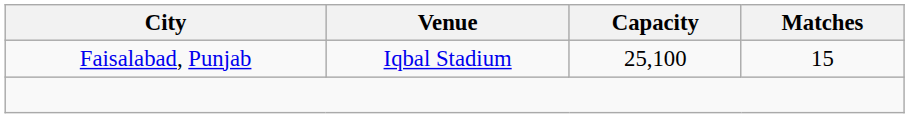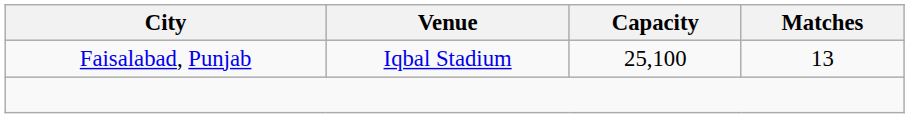(822, 58) 15 -> (822, 58) 13
